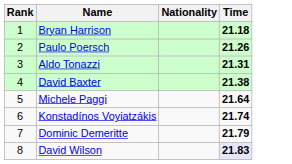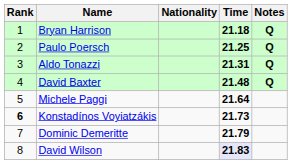+ column: (269, 13)
(236, 47) 21.26 -> (236, 47) 21.25
(236, 82) 21.38 -> (236, 82) 21.48
(20, 116) normal -> (20, 116) bold
(236, 116) 21.74 -> (236, 116) 21.73
